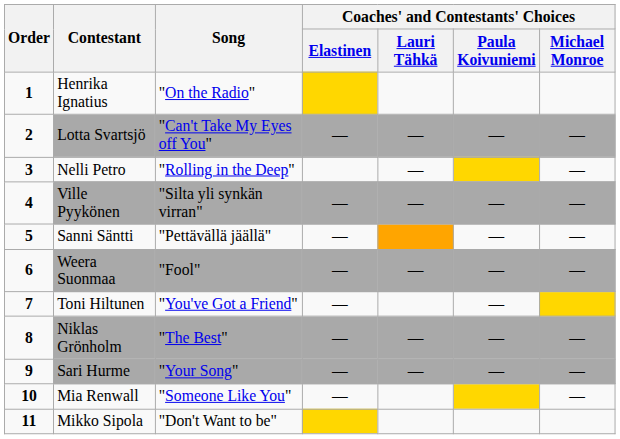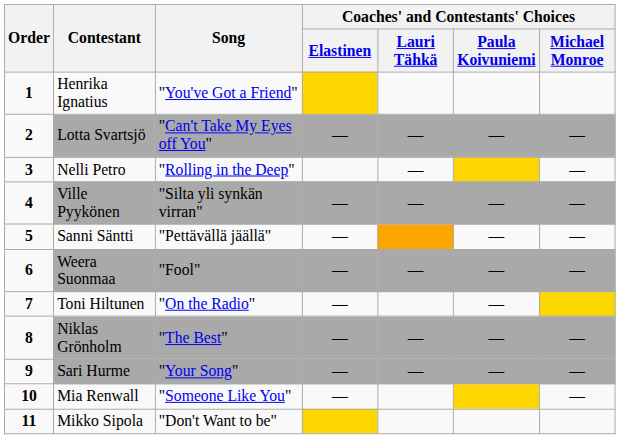(207, 93) "On the Radio" -> (228, 93) "You've Got a Friend"
(228, 304) "You've Got a Friend" -> (207, 304) "On the Radio"
